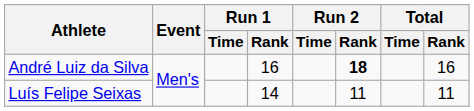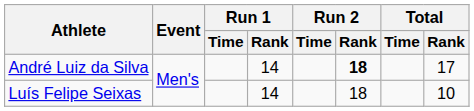(270, 68) 16 -> (270, 68) 14
(446, 68) 16 -> (446, 68) 17
(358, 93) 11 -> (358, 93) 18
(446, 93) 11 -> (446, 93) 10
